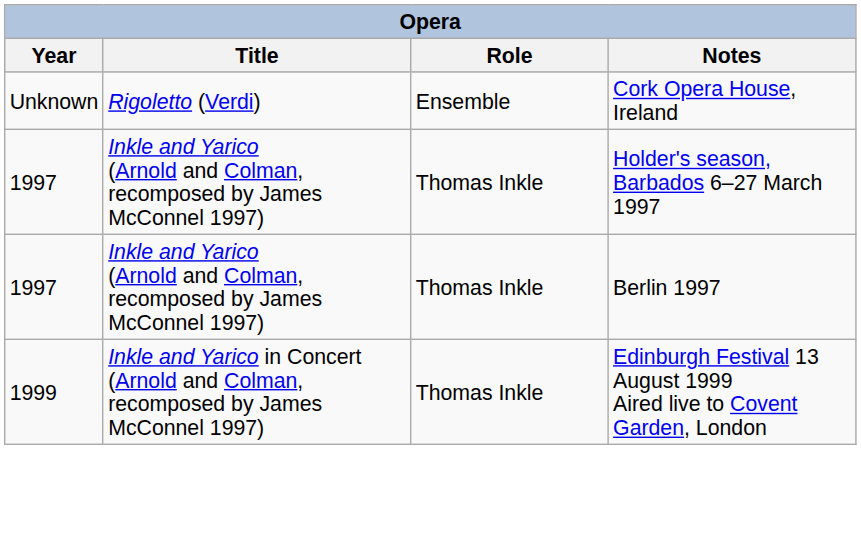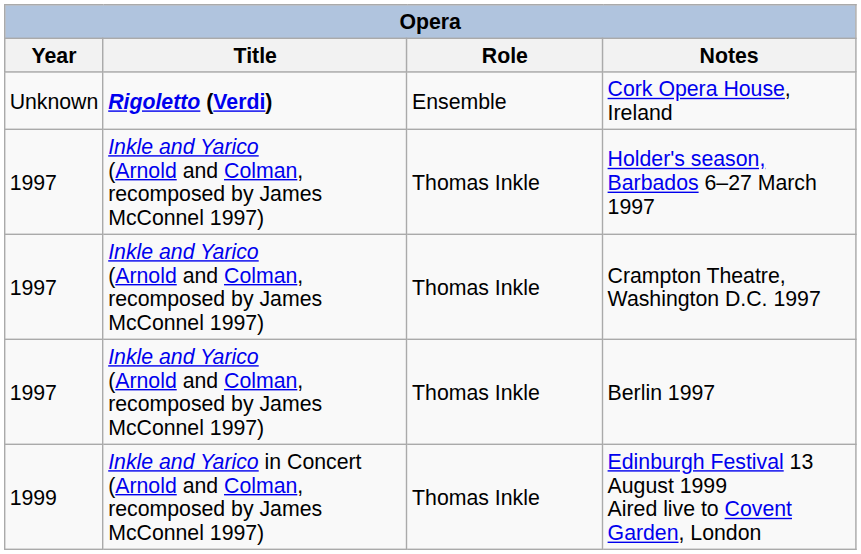(184, 101) normal -> (190, 101) bold
+ row: (714, 287)
